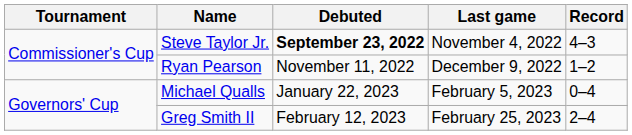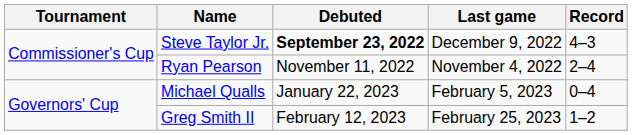(497, 42) November 4, 2022 -> (497, 42) December 9, 2022
(497, 67) December 9, 2022 -> (497, 67) November 4, 2022
(582, 67) 1–2 -> (582, 67) 2–4
(582, 117) 2–4 -> (582, 117) 1–2
